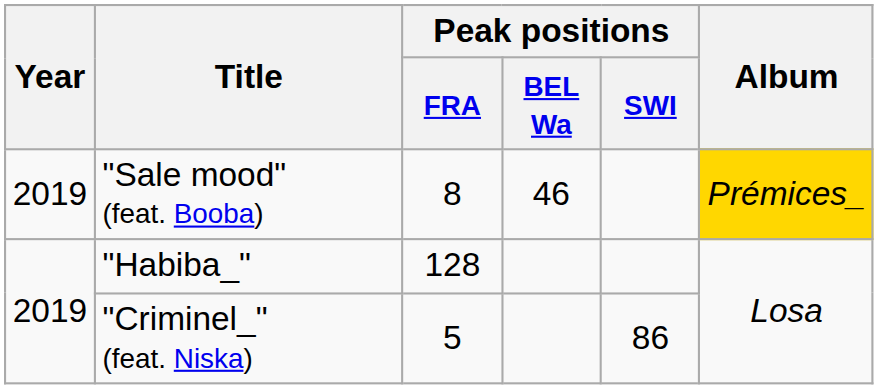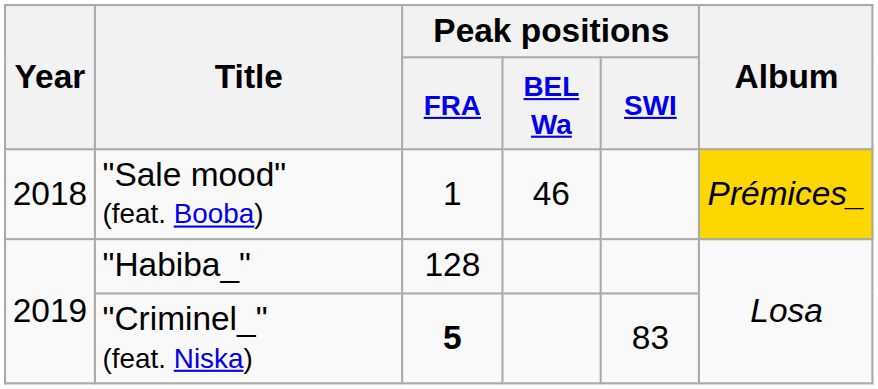(50, 193) 2019 -> (50, 193) 2018
(452, 193) 8 -> (452, 193) 1
(452, 337) normal -> (452, 337) bold
(650, 337) 86 -> (650, 337) 83
